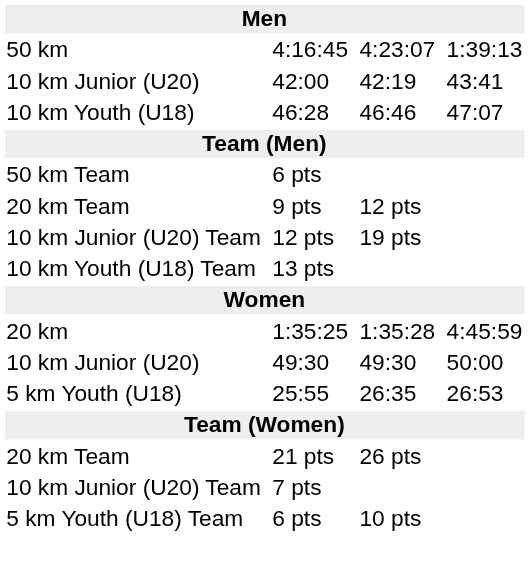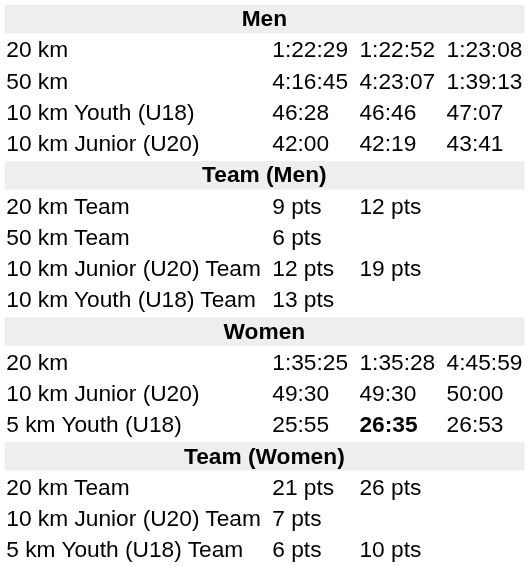+ row: (37, 50)
rows swapped: (103, 81) <-> (100, 112)
rows swapped: (68, 206) <-> (68, 175)
(388, 393) normal -> (388, 424) bold
